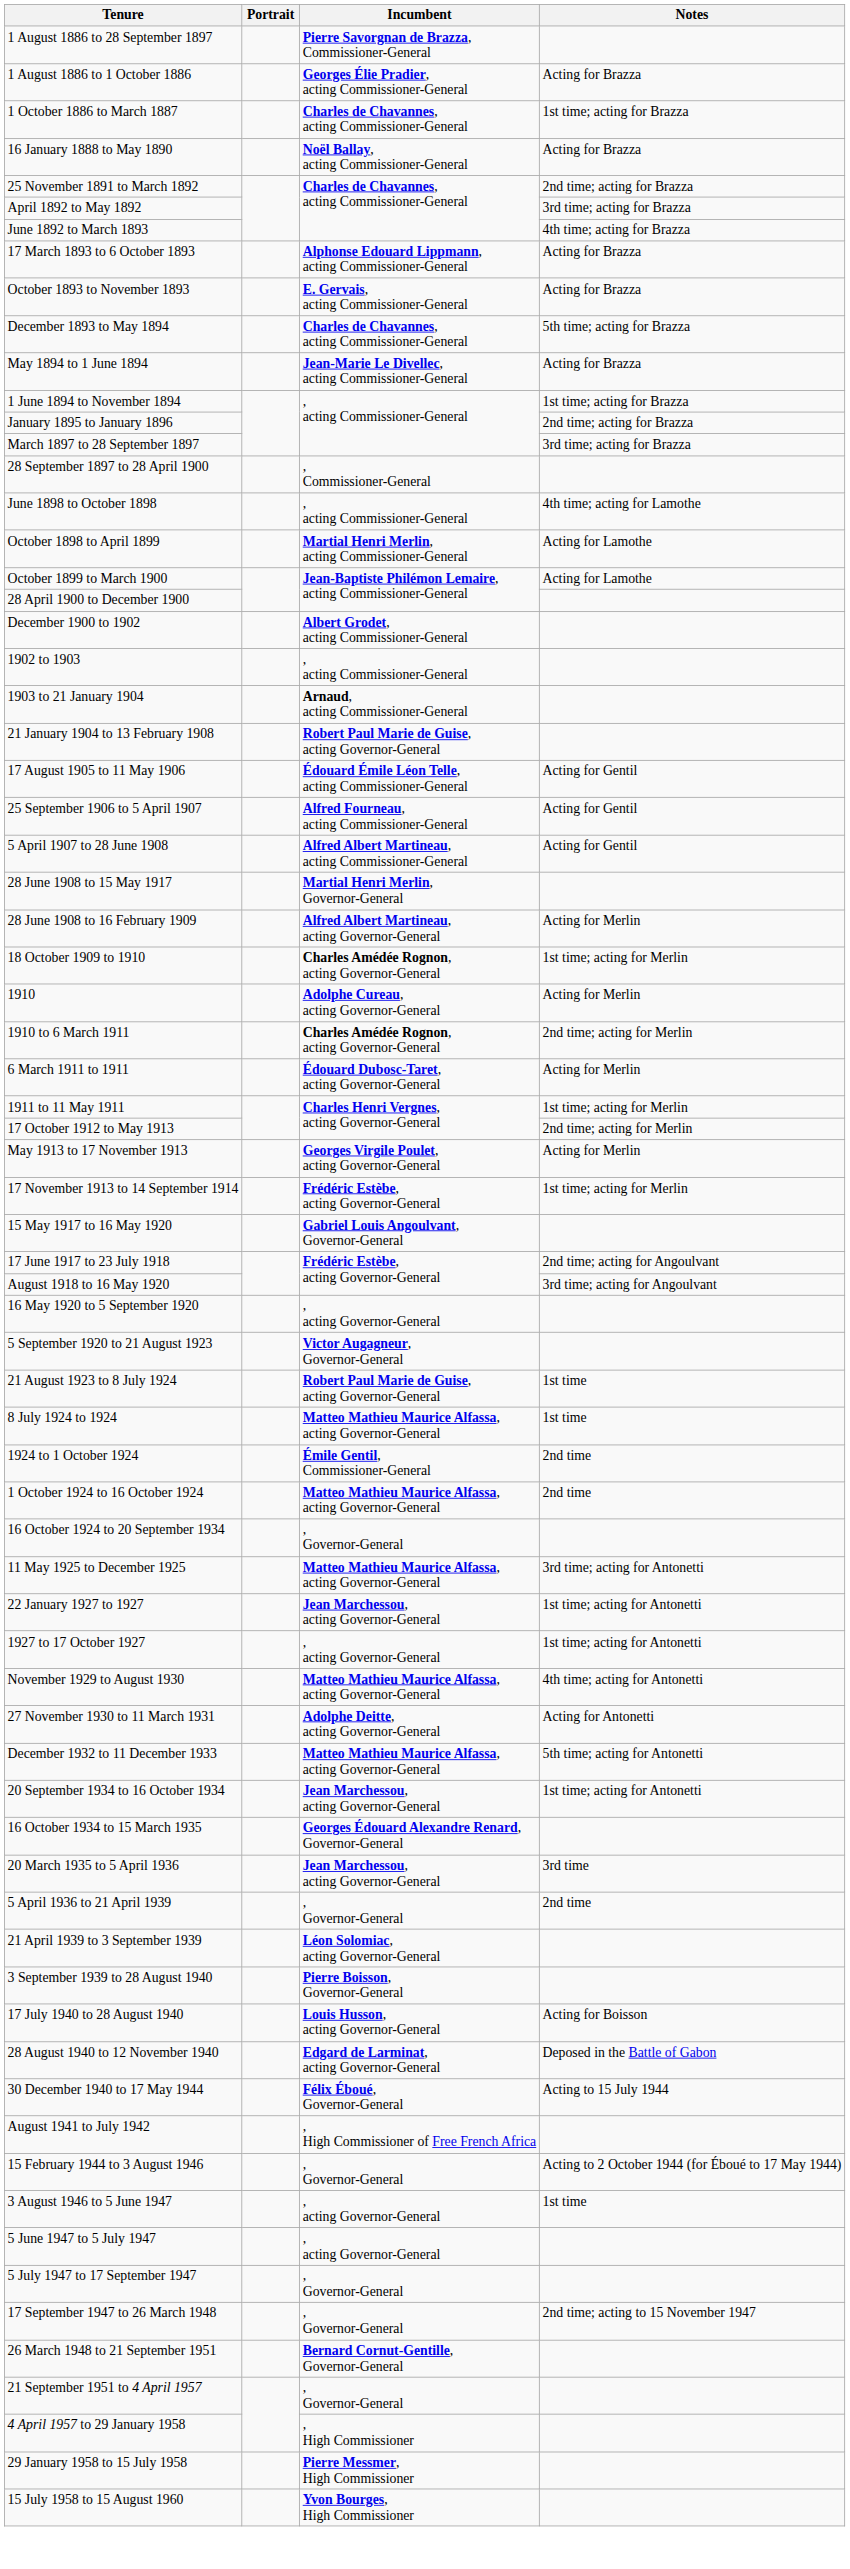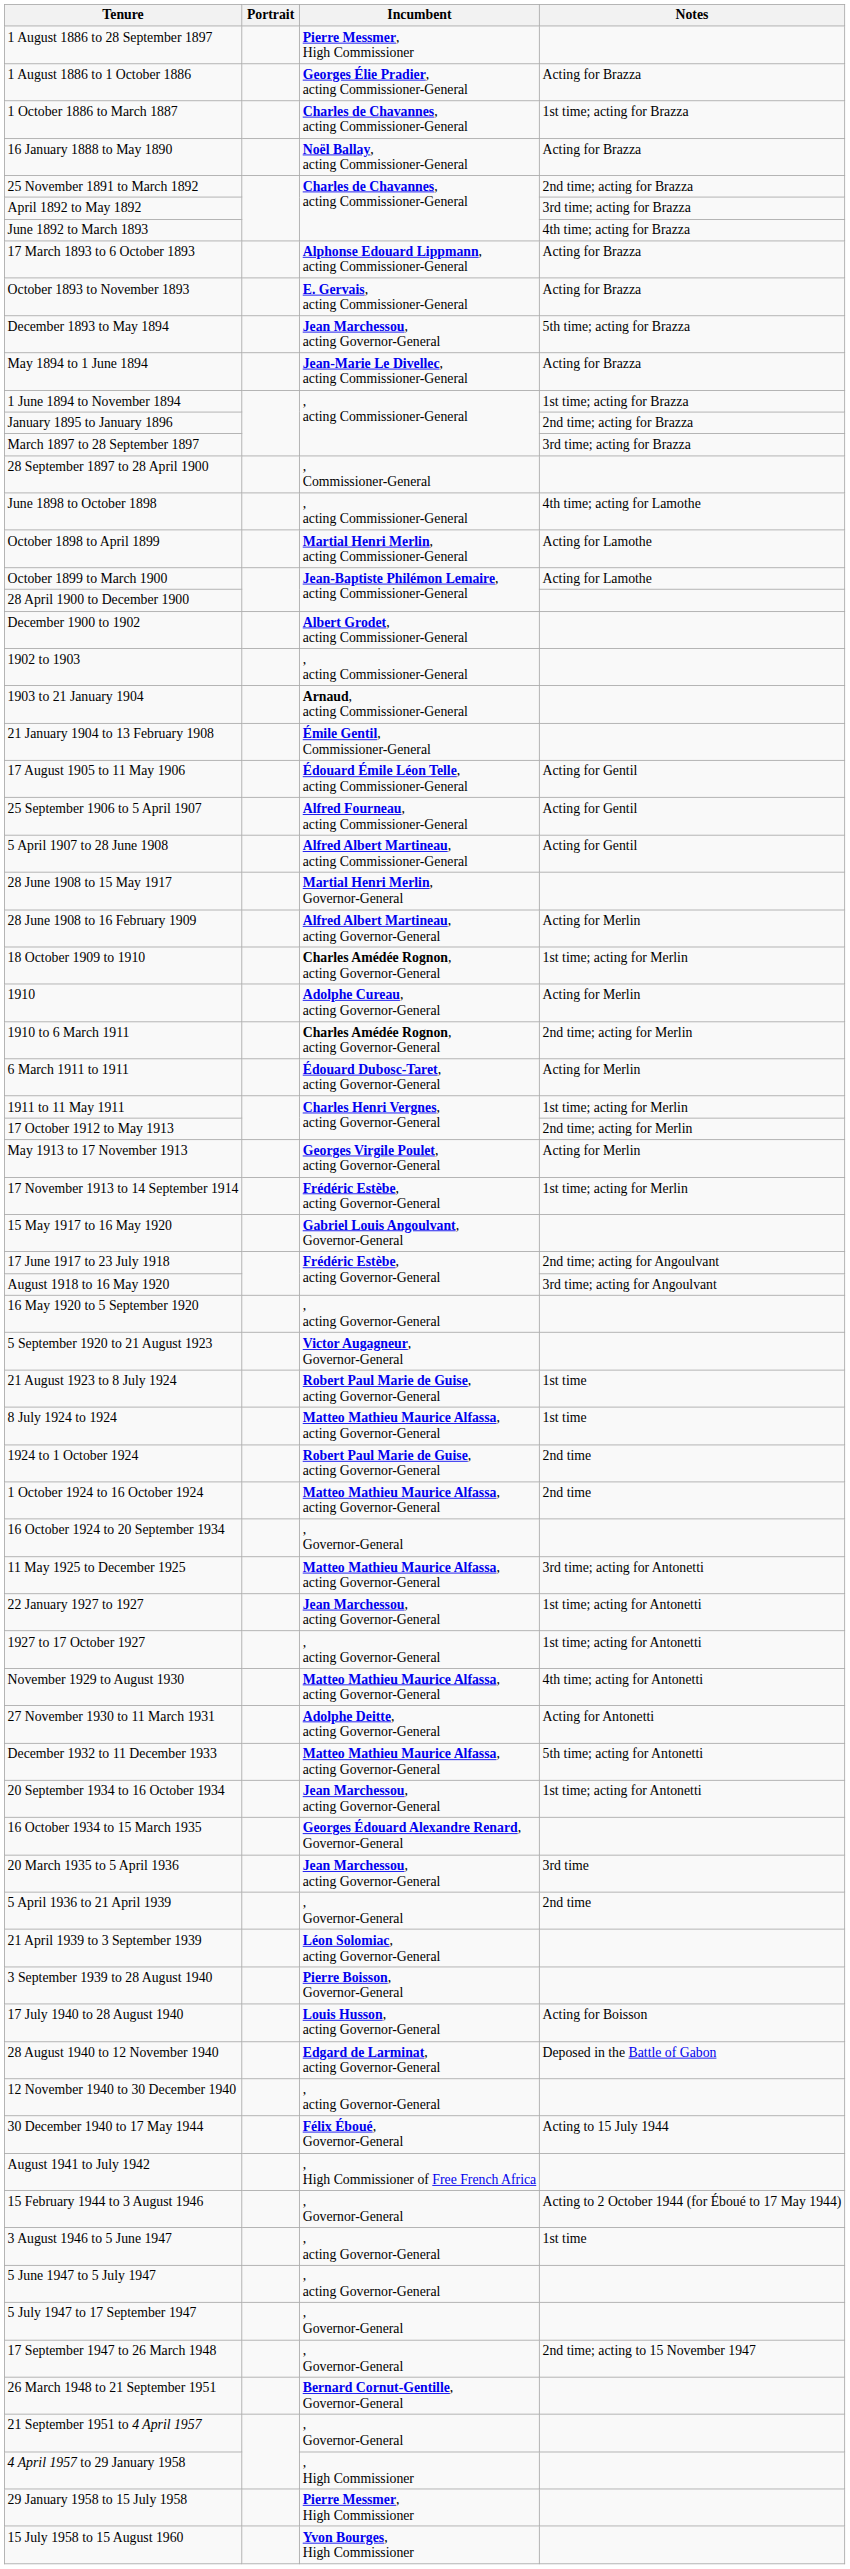(387, 44) Pierre Savorgnan de Brazza, Commissioner-General -> (358, 44) Pierre Messmer, High Commissioner
(385, 334) Charles de Chavannes, acting Commissioner-General -> (372, 334) Jean Marchessou, acting Governor-General
(387, 741) Robert Paul Marie de Guise, acting Governor-General -> (367, 741) Émile Gentil, Commissioner-General
(367, 1463) Émile Gentil, Commissioner-General -> (387, 1463) Robert Paul Marie de Guise, acting Governor-General
+ row: (122, 2089)
